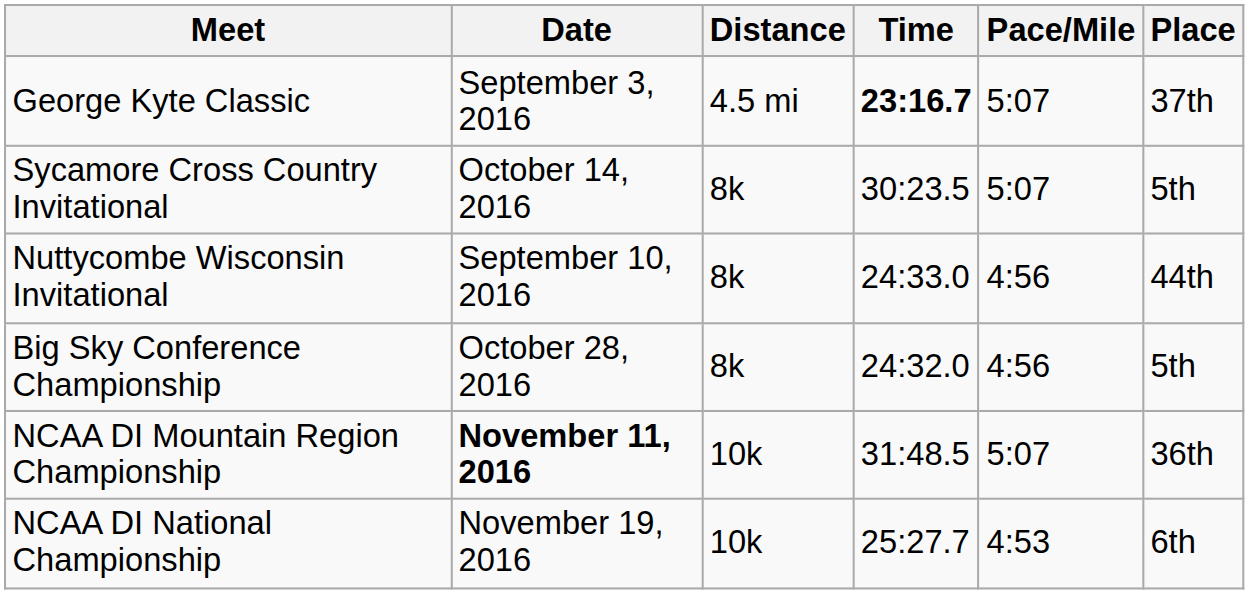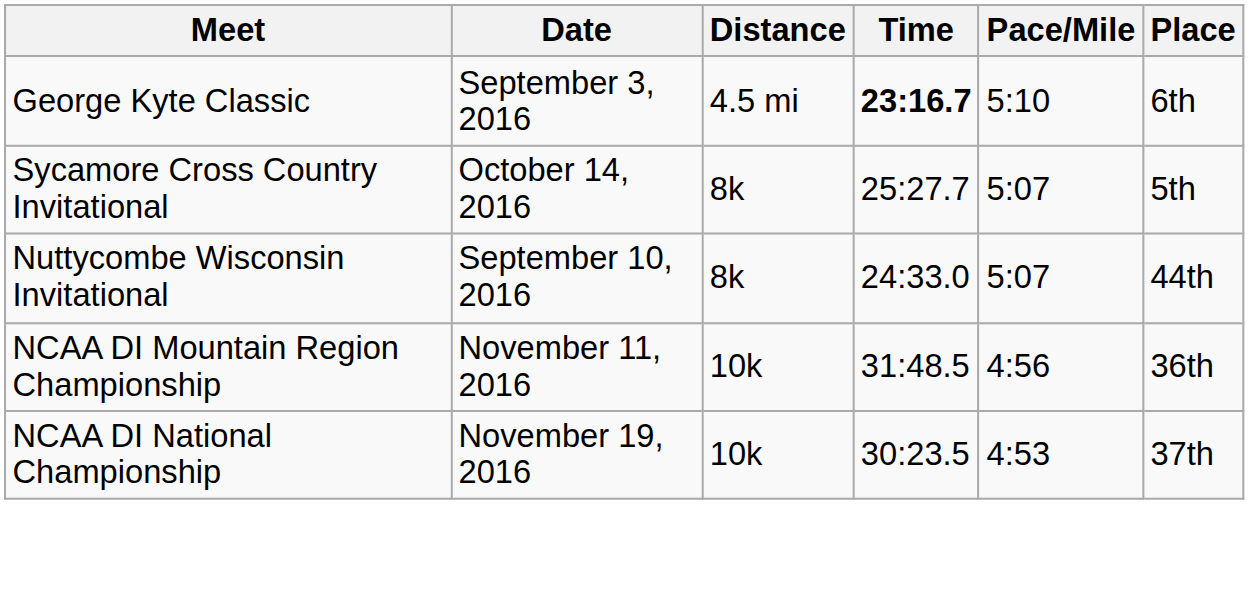(1018, 100) 5:07 -> (1018, 100) 5:10
(1182, 100) 37th -> (1173, 100) 6th
(915, 188) 30:23.5 -> (915, 188) 25:27.7
(1018, 277) 4:56 -> (1018, 277) 5:07
- row: (157, 365)
(565, 454) bold -> (560, 365) normal
(1018, 454) 5:07 -> (1018, 365) 4:56
(915, 542) 25:27.7 -> (915, 454) 30:23.5
(1173, 542) 6th -> (1182, 454) 37th
